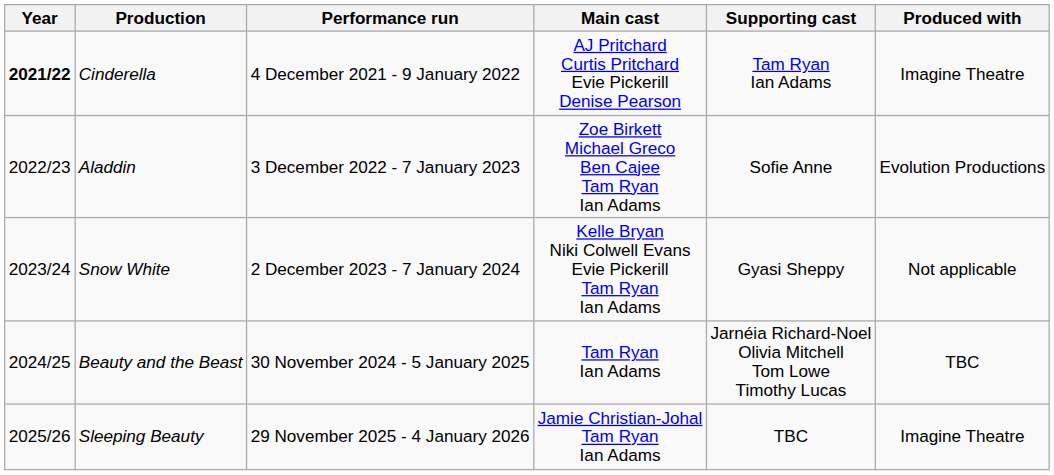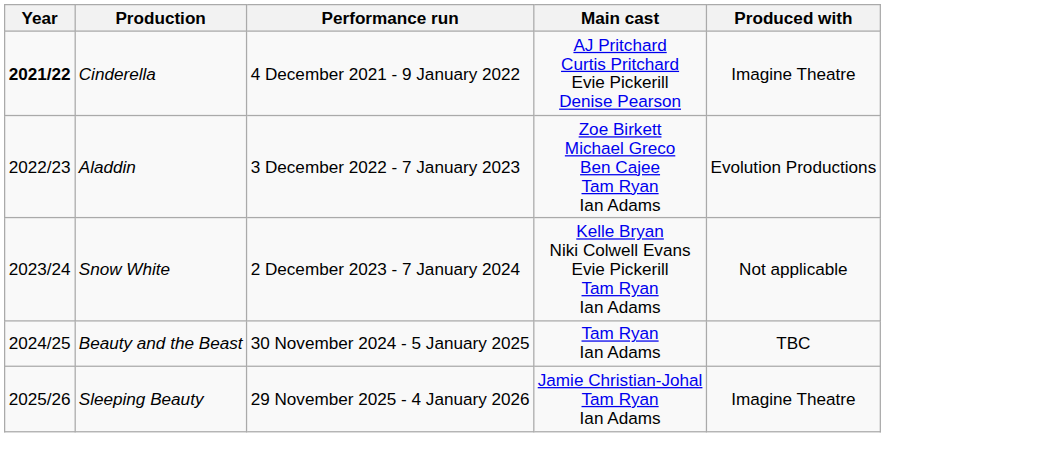- column: (791, 18)
